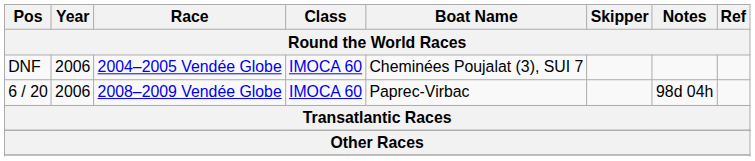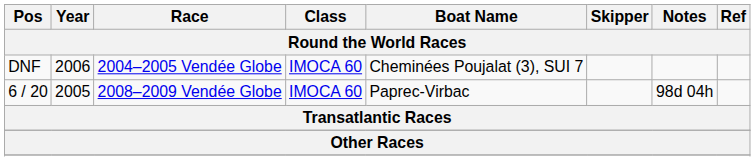(73, 92) 2006 -> (73, 92) 2005
